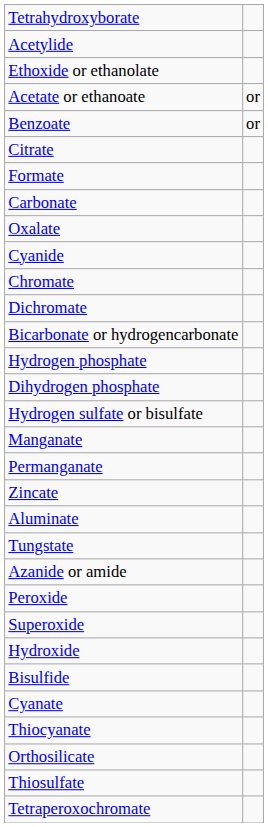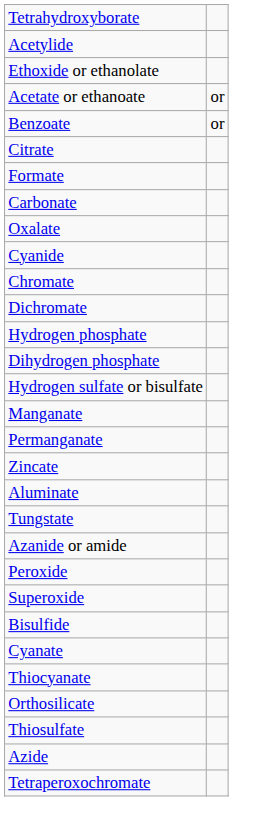- row: (123, 334)
- row: (44, 651)
+ row: (28, 756)
